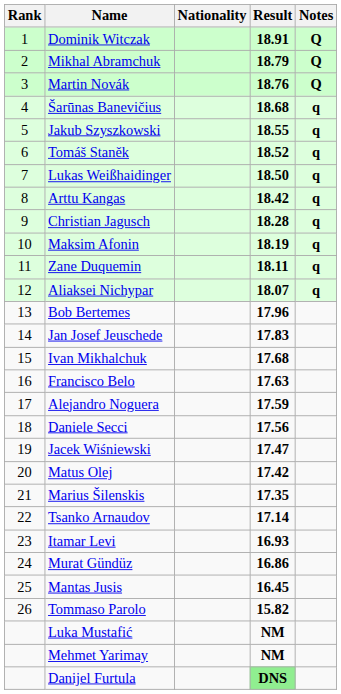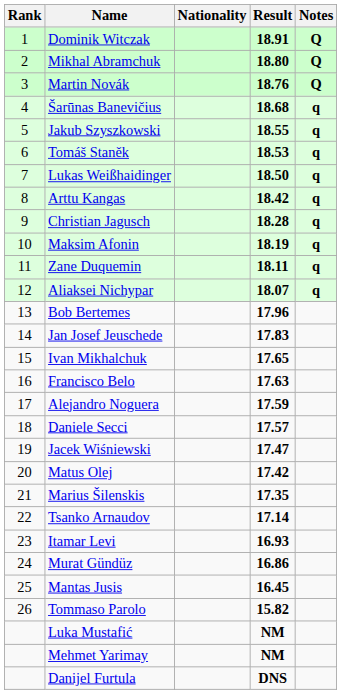(273, 61) 18.79 -> (273, 61) 18.80
(273, 152) 18.52 -> (273, 152) 18.53
(273, 358) 17.68 -> (273, 358) 17.65
(273, 426) 17.56 -> (273, 426) 17.57
(273, 678) lightgreen background -> (273, 678) no background
